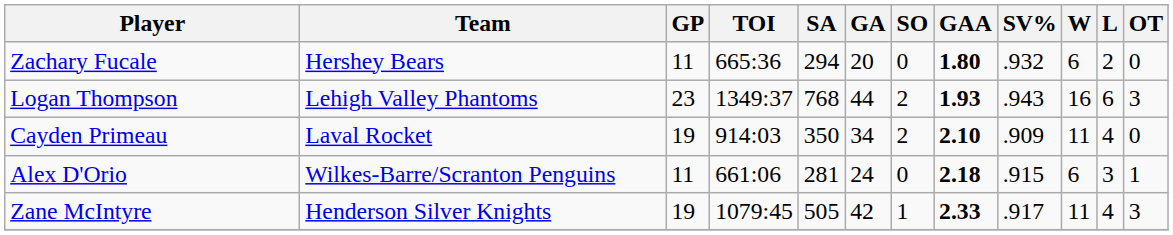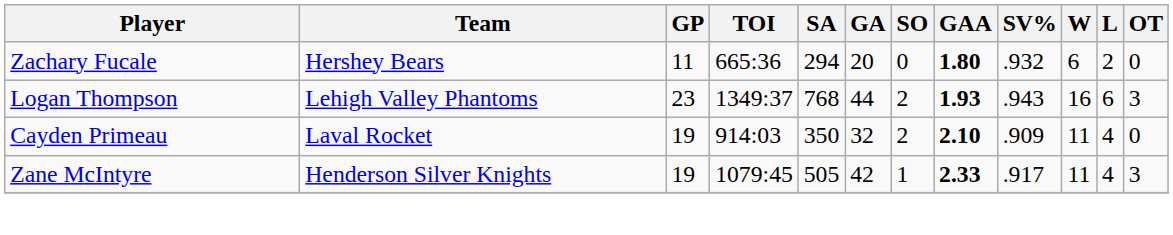(862, 135) 34 -> (862, 135) 32
- row: (69, 173)
